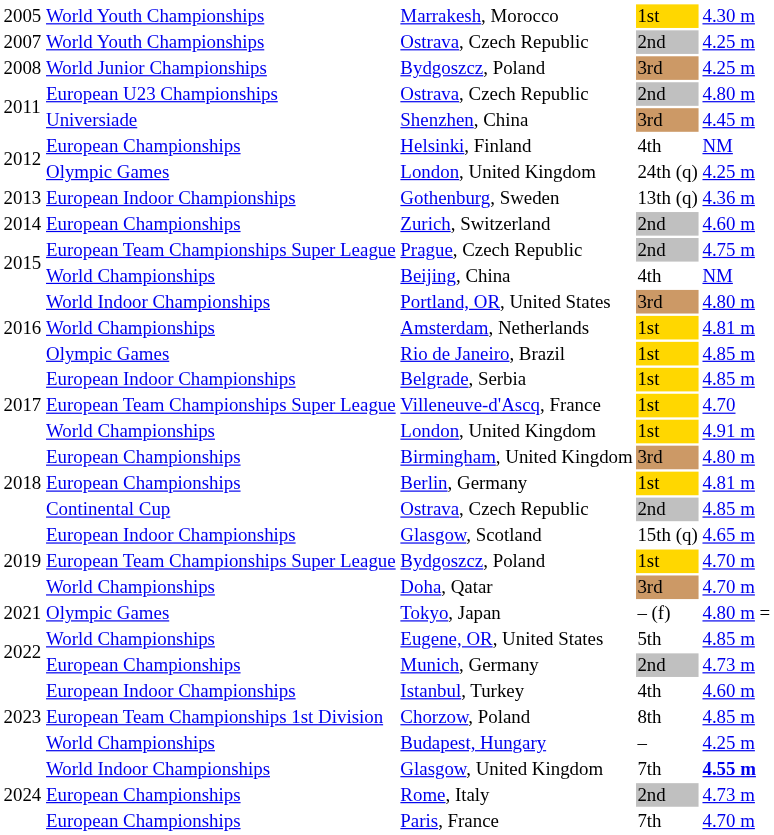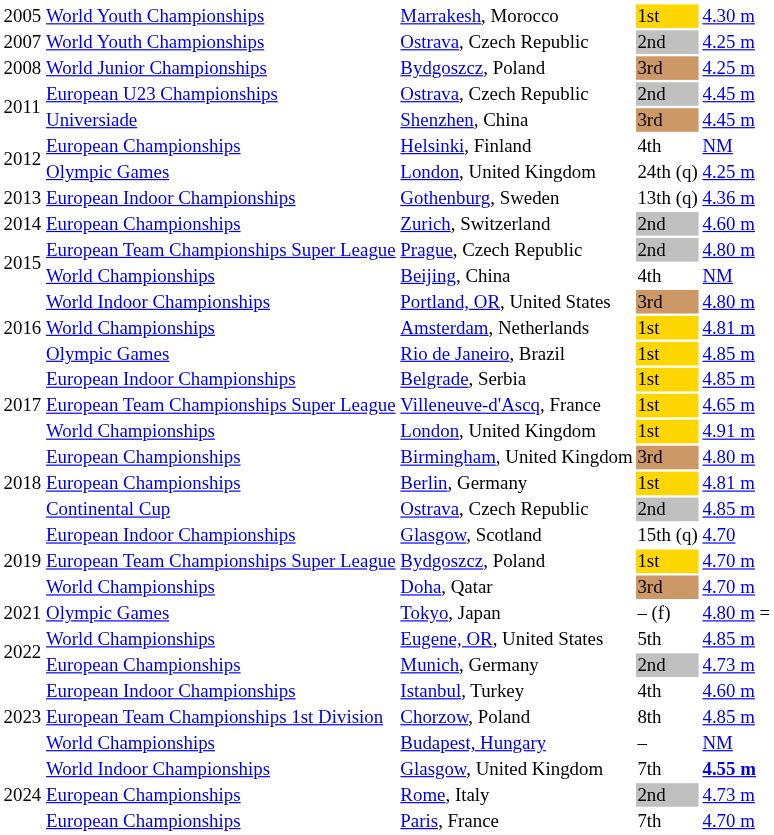(729, 93) 4.80 m -> (729, 93) 4.45 m
(729, 249) 4.75 m -> (729, 249) 4.80 m
(719, 405) 4.70 -> (729, 405) 4.65 m
(729, 535) 4.65 m -> (719, 535) 4.70
(729, 742) 4.25 m -> (718, 742) NM
